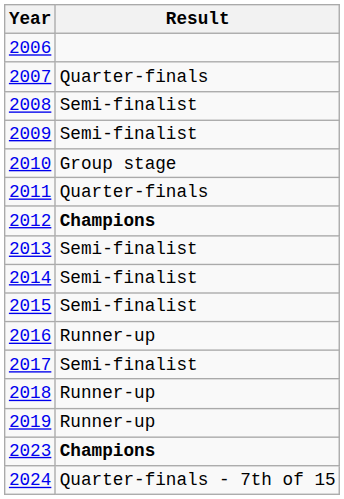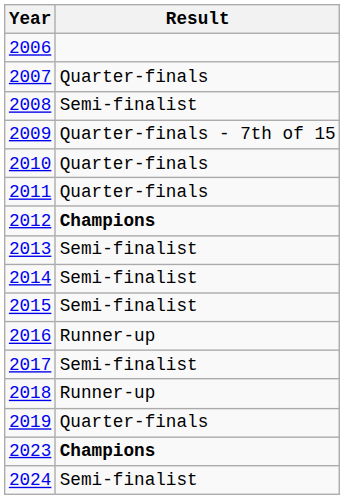(129, 134) Semi-finalist -> (198, 134) Quarter-finals - 7th of 15
(118, 163) Group stage -> (134, 163) Quarter-finals
(108, 422) Runner-up -> (134, 422) Quarter-finals
(198, 480) Quarter-finals - 7th of 15 -> (129, 480) Semi-finalist
